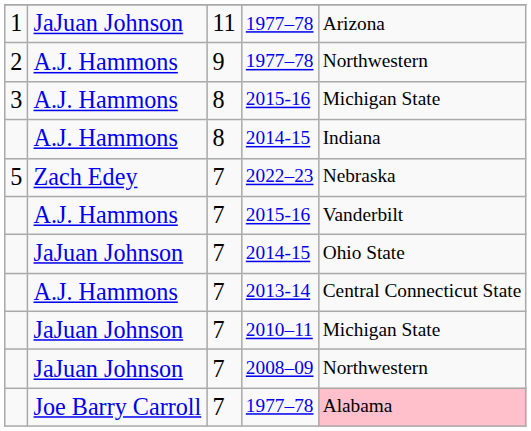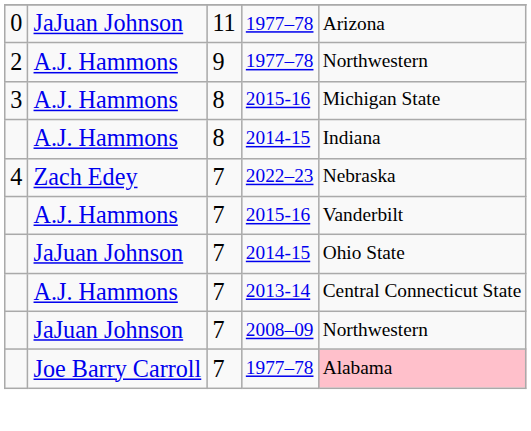(16, 23) 1 -> (16, 23) 0
(16, 176) 5 -> (16, 176) 4
- row: (218, 330)
